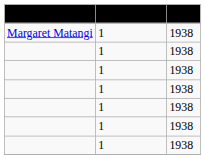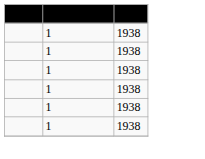- row: (50, 32)
